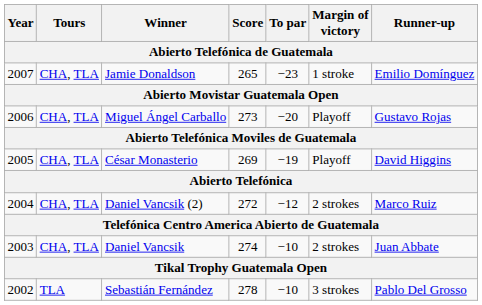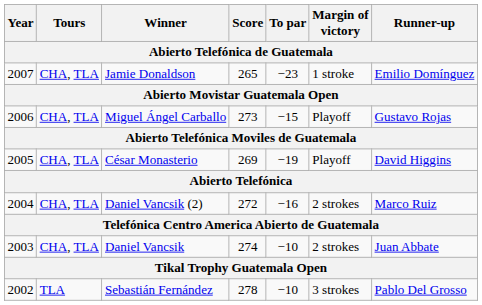(288, 117) −20 -> (288, 117) −15
(288, 203) −12 -> (288, 203) −16
